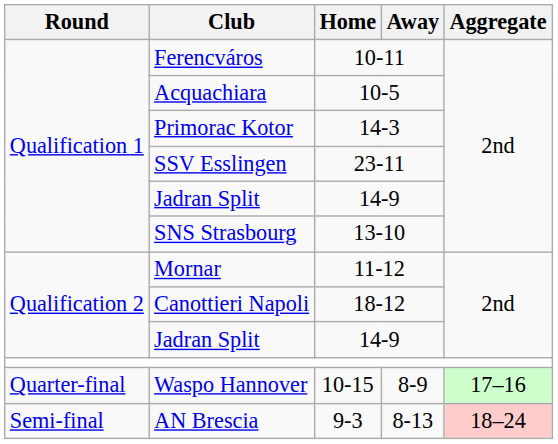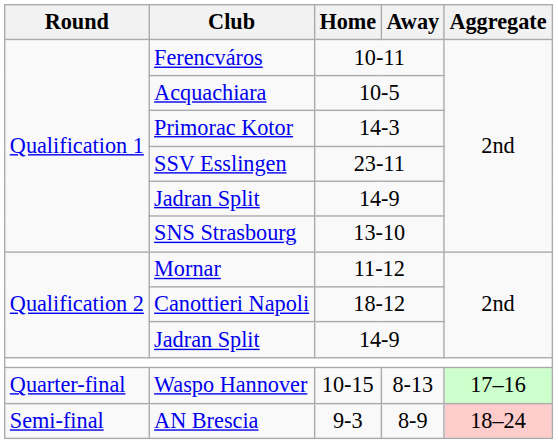(413, 385) 8-9 -> (413, 385) 8-13
(413, 420) 8-13 -> (413, 420) 8-9
